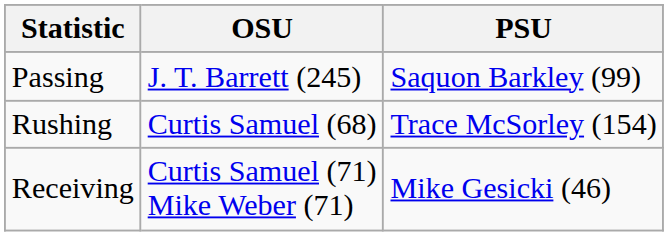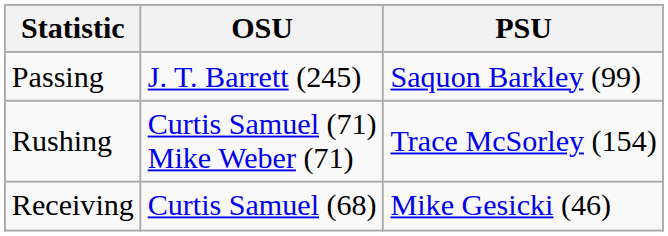(262, 123) Curtis Samuel (68) -> (262, 140) Curtis Samuel (71) Mike Weber (71)
(262, 188) Curtis Samuel (71) Mike Weber (71) -> (262, 205) Curtis Samuel (68)
